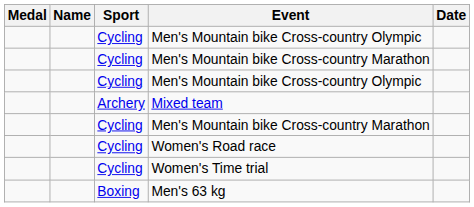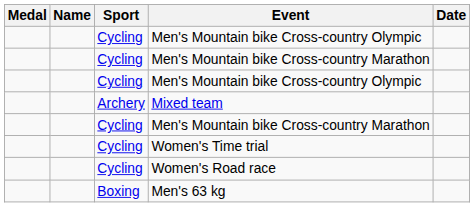rows swapped: (120, 169) <-> (120, 147)
